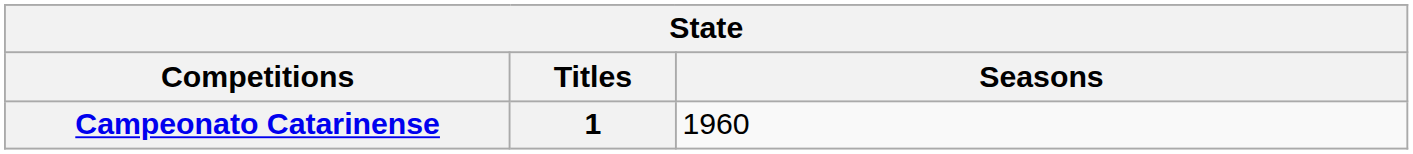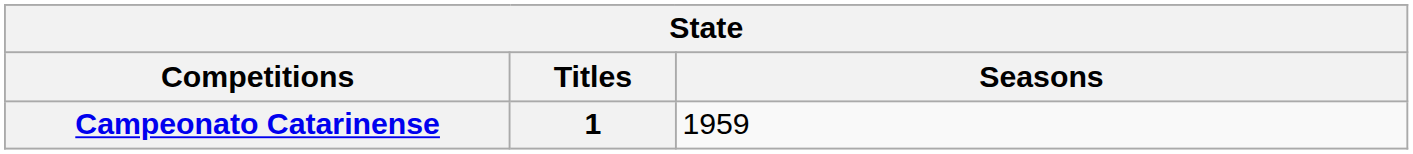(716, 124) 1960 -> (716, 124) 1959
